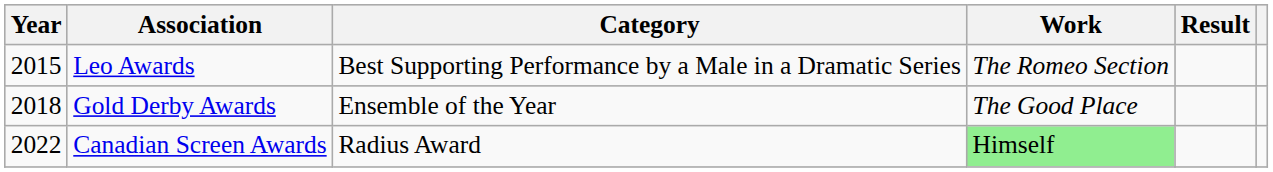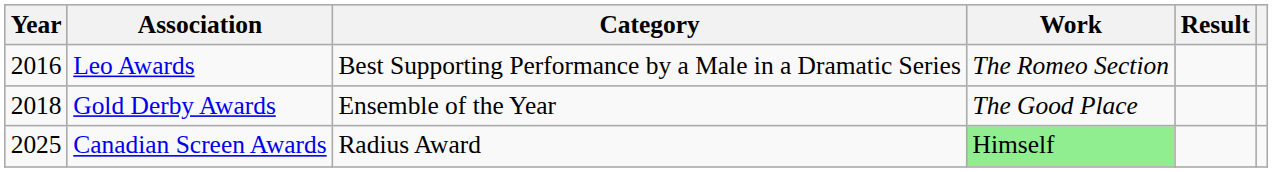(36, 65) 2015 -> (36, 65) 2016
(36, 145) 2022 -> (36, 145) 2025
